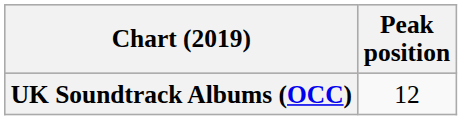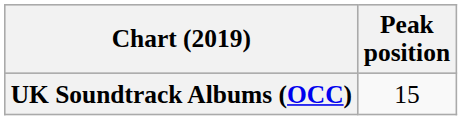(407, 93) 12 -> (407, 93) 15
